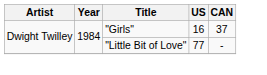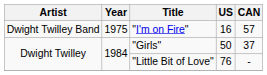+ row: (160, 29)
(199, 29) 16 -> (226, 45) 50
(199, 45) 77 -> (226, 62) 76
